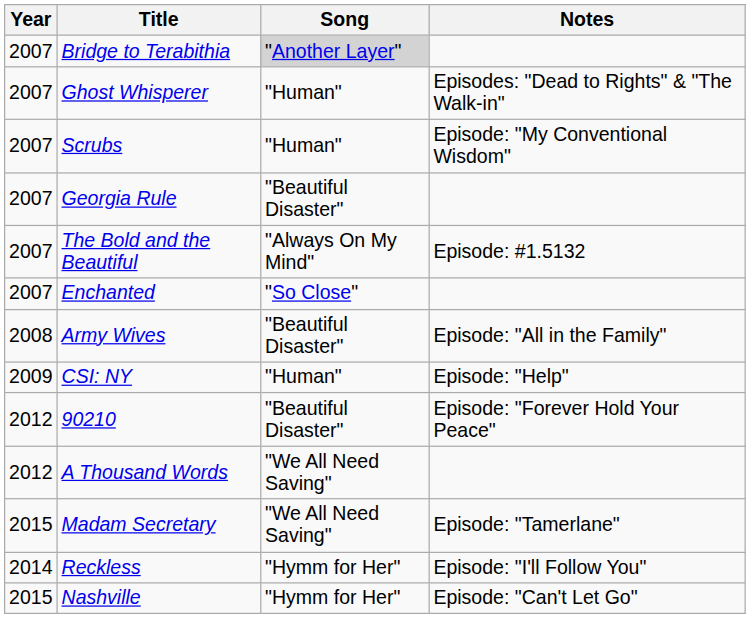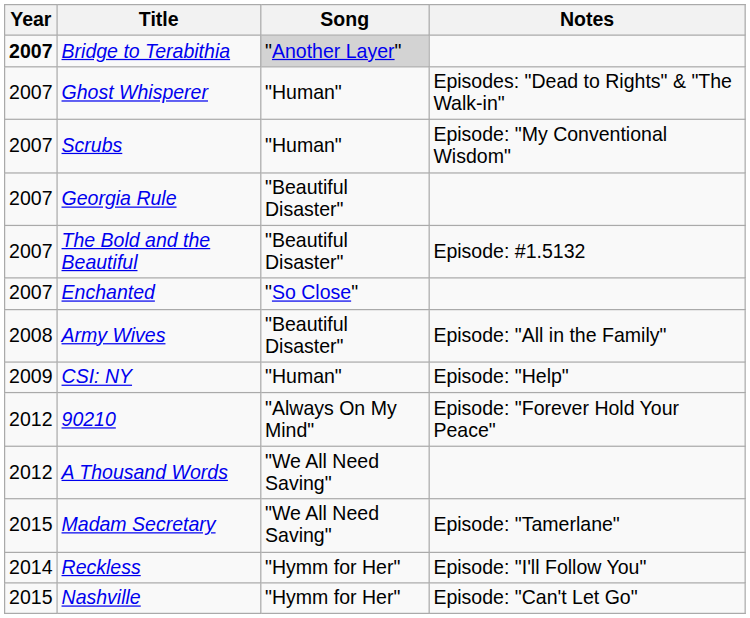(31, 50) normal -> (31, 50) bold
(331, 251) "Always On My Mind" -> (306, 251) "Beautiful Disaster"
(306, 419) "Beautiful Disaster" -> (331, 419) "Always On My Mind"
